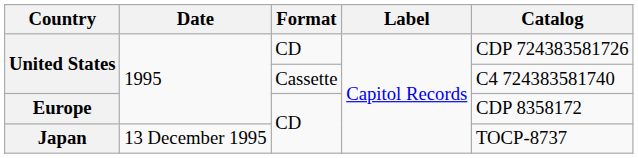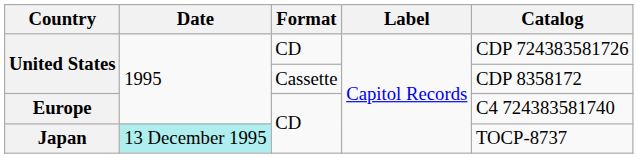(545, 78) C4 724383581740 -> (529, 78) CDP 8358172
(529, 108) CDP 8358172 -> (545, 108) C4 724383581740
(195, 138) no background -> (195, 138) paleturquoise background
